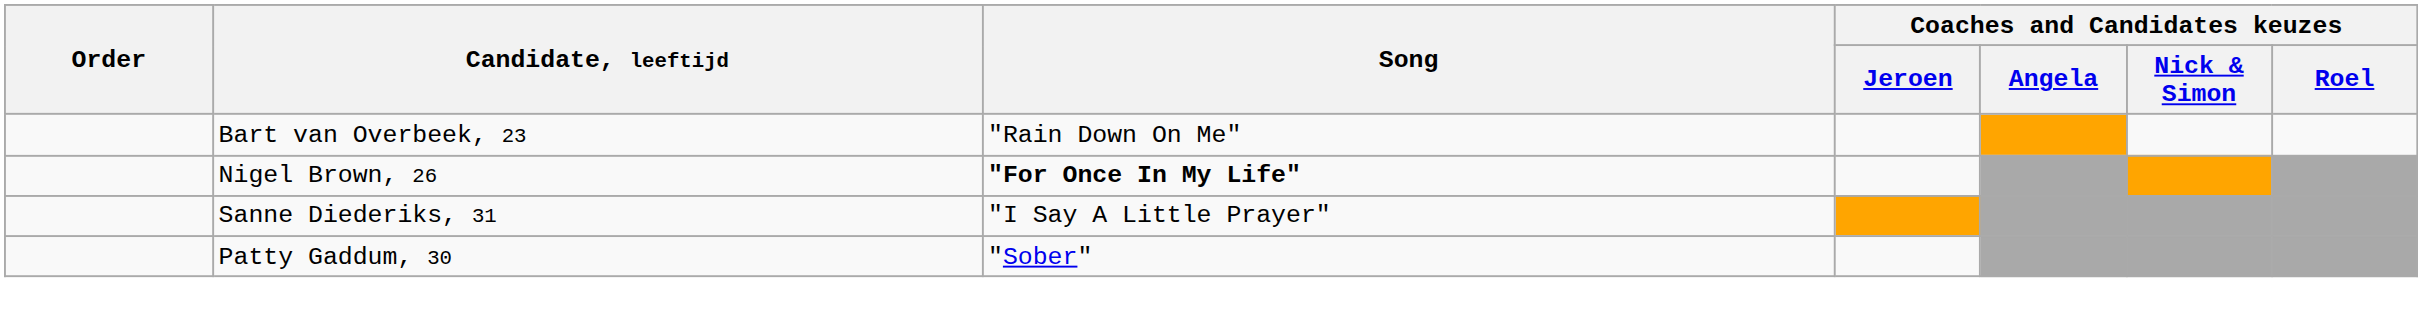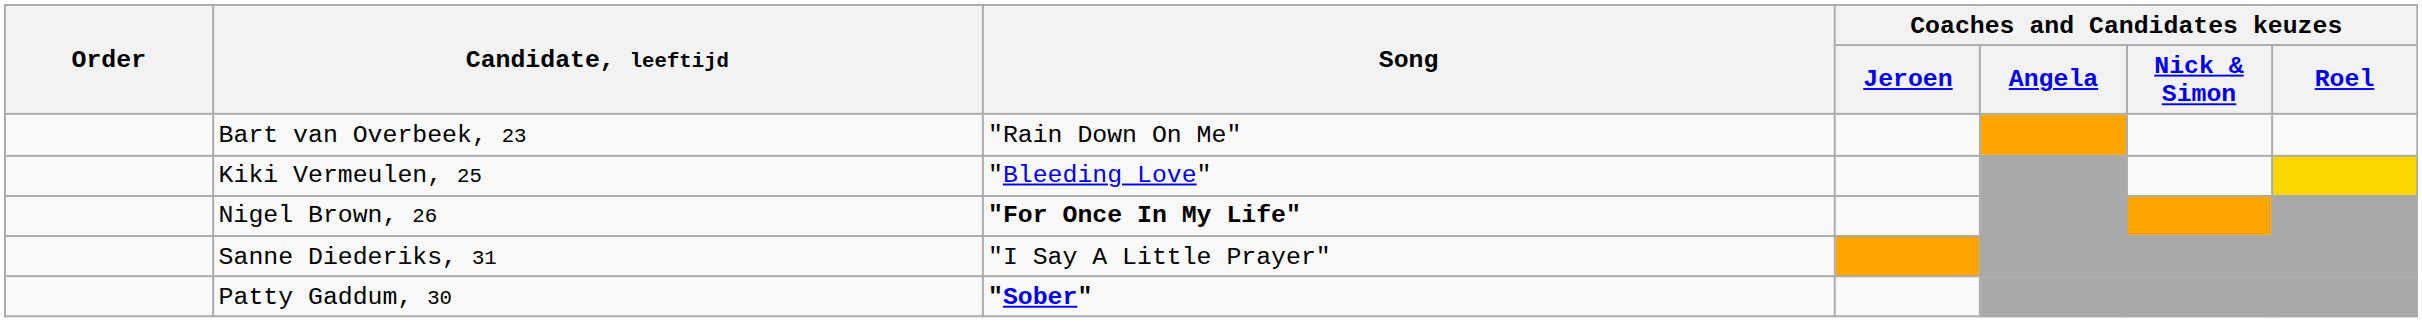+ row: (350, 175)
(1040, 256) normal -> (1040, 297) bold
